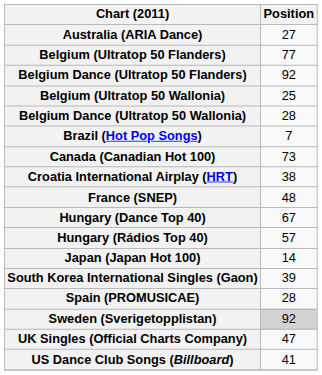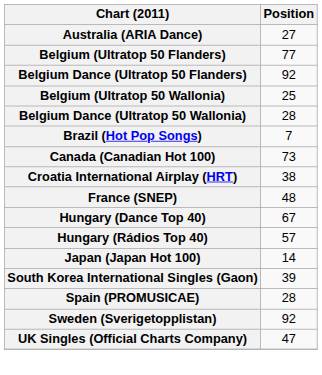(289, 319) lightgrey background -> (289, 319) no background
- row: (133, 359)
